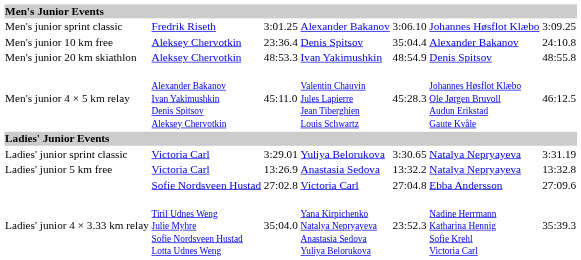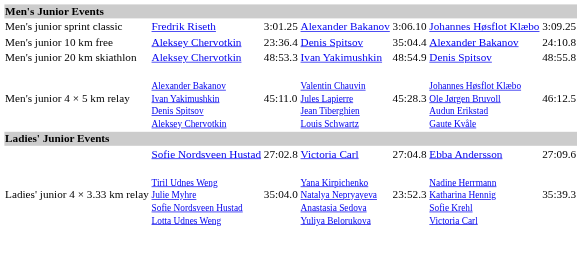- row: (66, 154)
- row: (59, 169)
